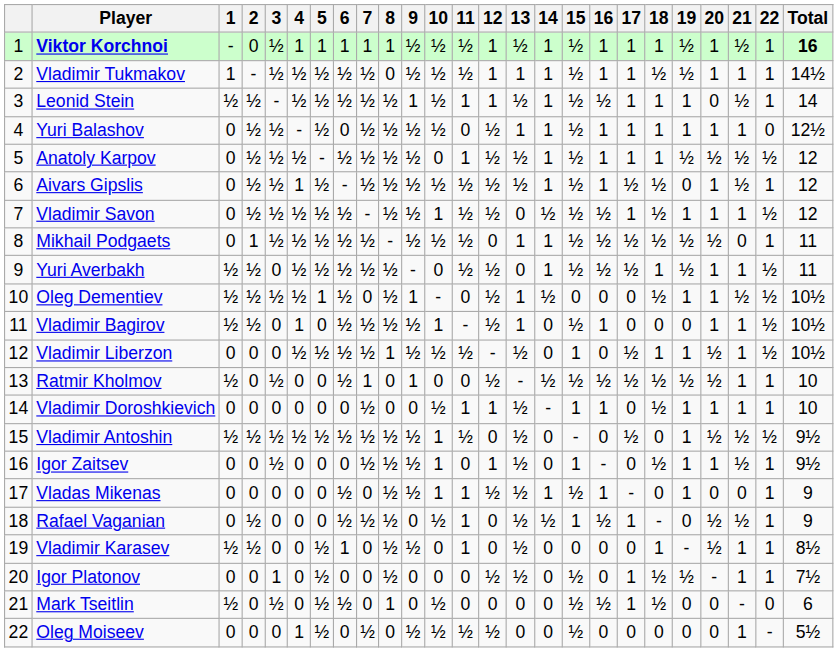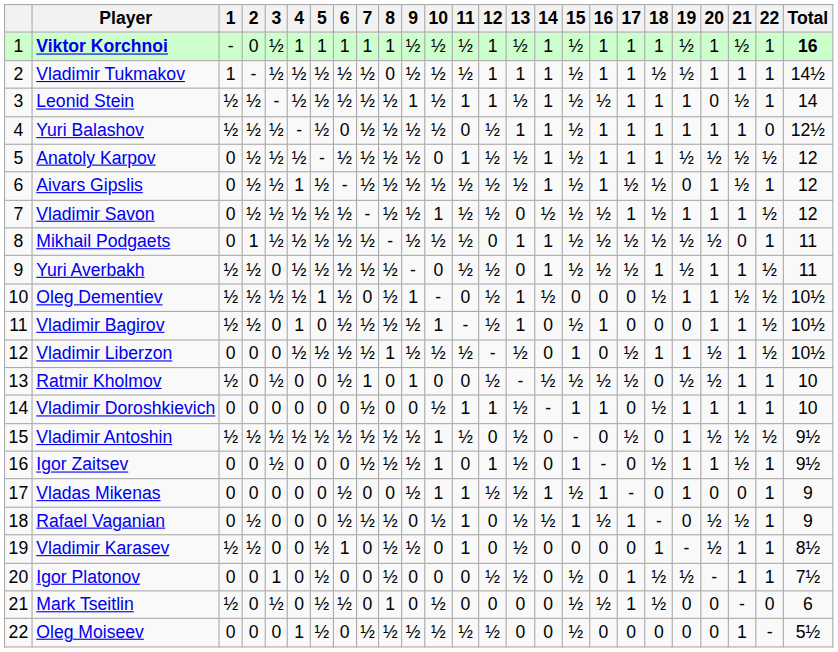(231, 130) 0 -> (231, 130) ½
(659, 381) ½ -> (659, 381) 0
(390, 492) ½ -> (390, 492) 0
(390, 632) 0 -> (390, 632) ½
